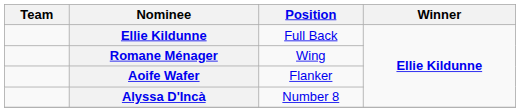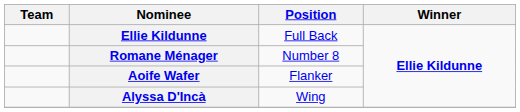(311, 55) Wing -> (311, 55) Number 8
(311, 96) Number 8 -> (311, 96) Wing
